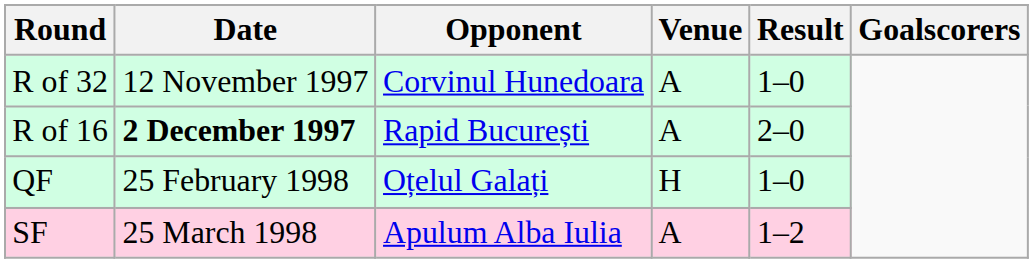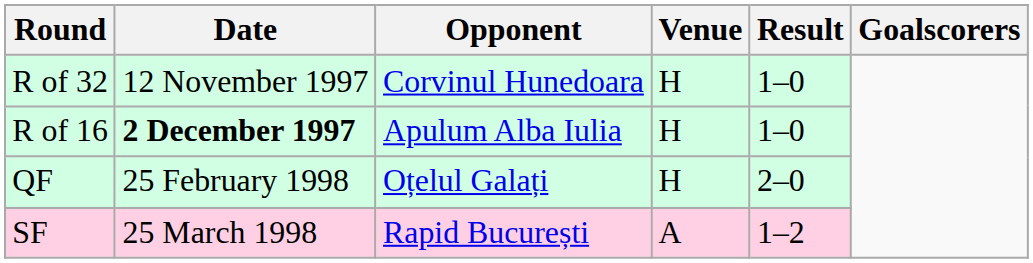(670, 80) A -> (670, 80) H
(486, 130) Rapid București -> (502, 130) Apulum Alba Iulia
(670, 130) A -> (670, 130) H
(781, 130) 2–0 -> (781, 130) 1–0
(781, 181) 1–0 -> (781, 181) 2–0
(502, 231) Apulum Alba Iulia -> (486, 231) Rapid București
